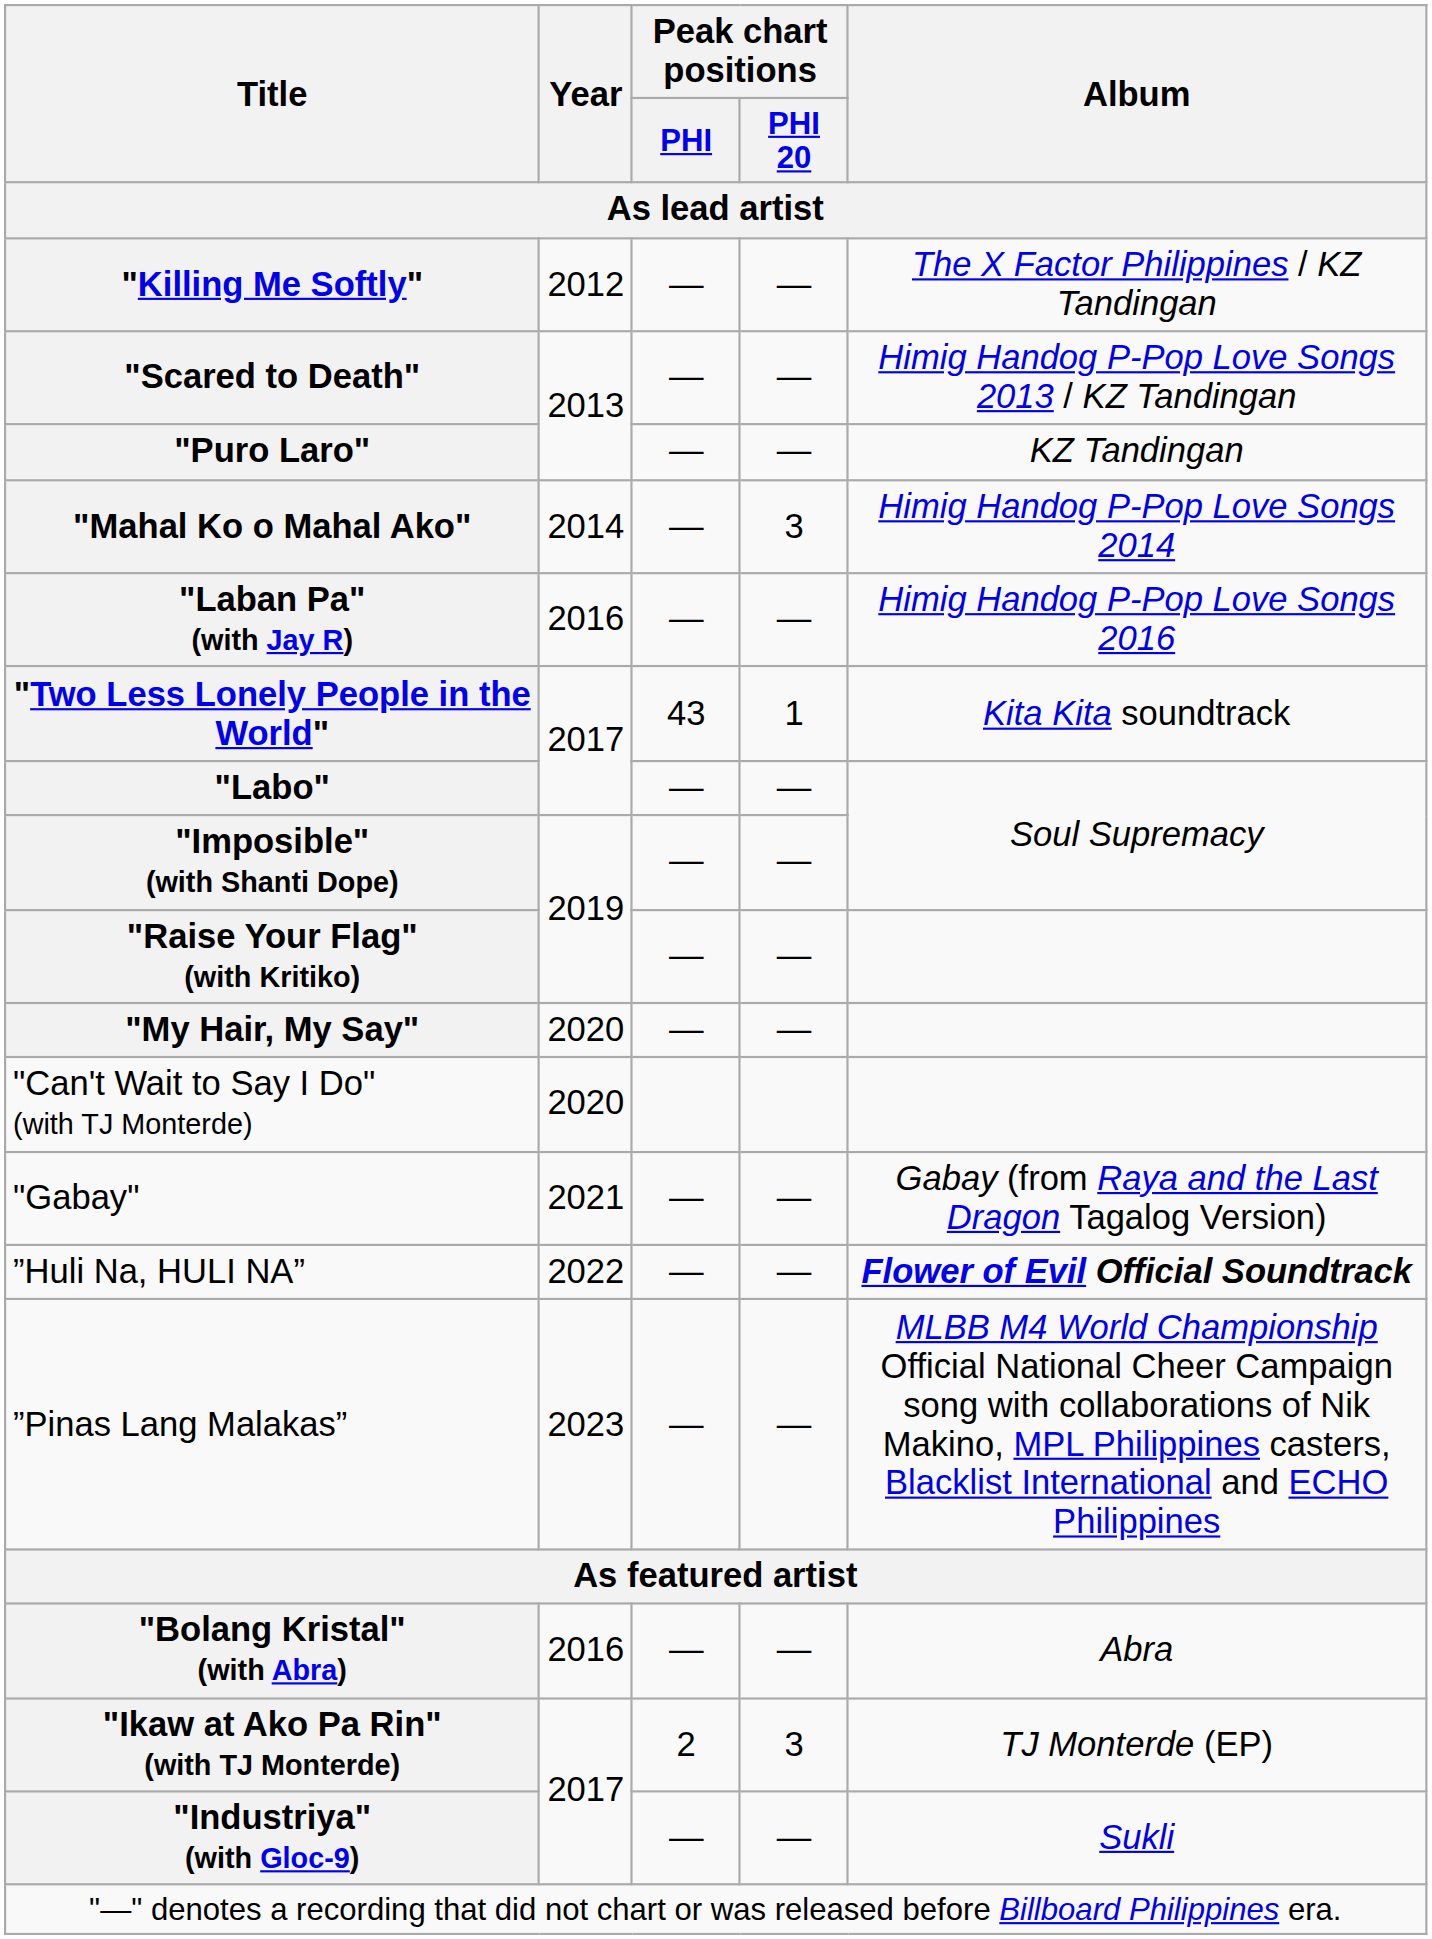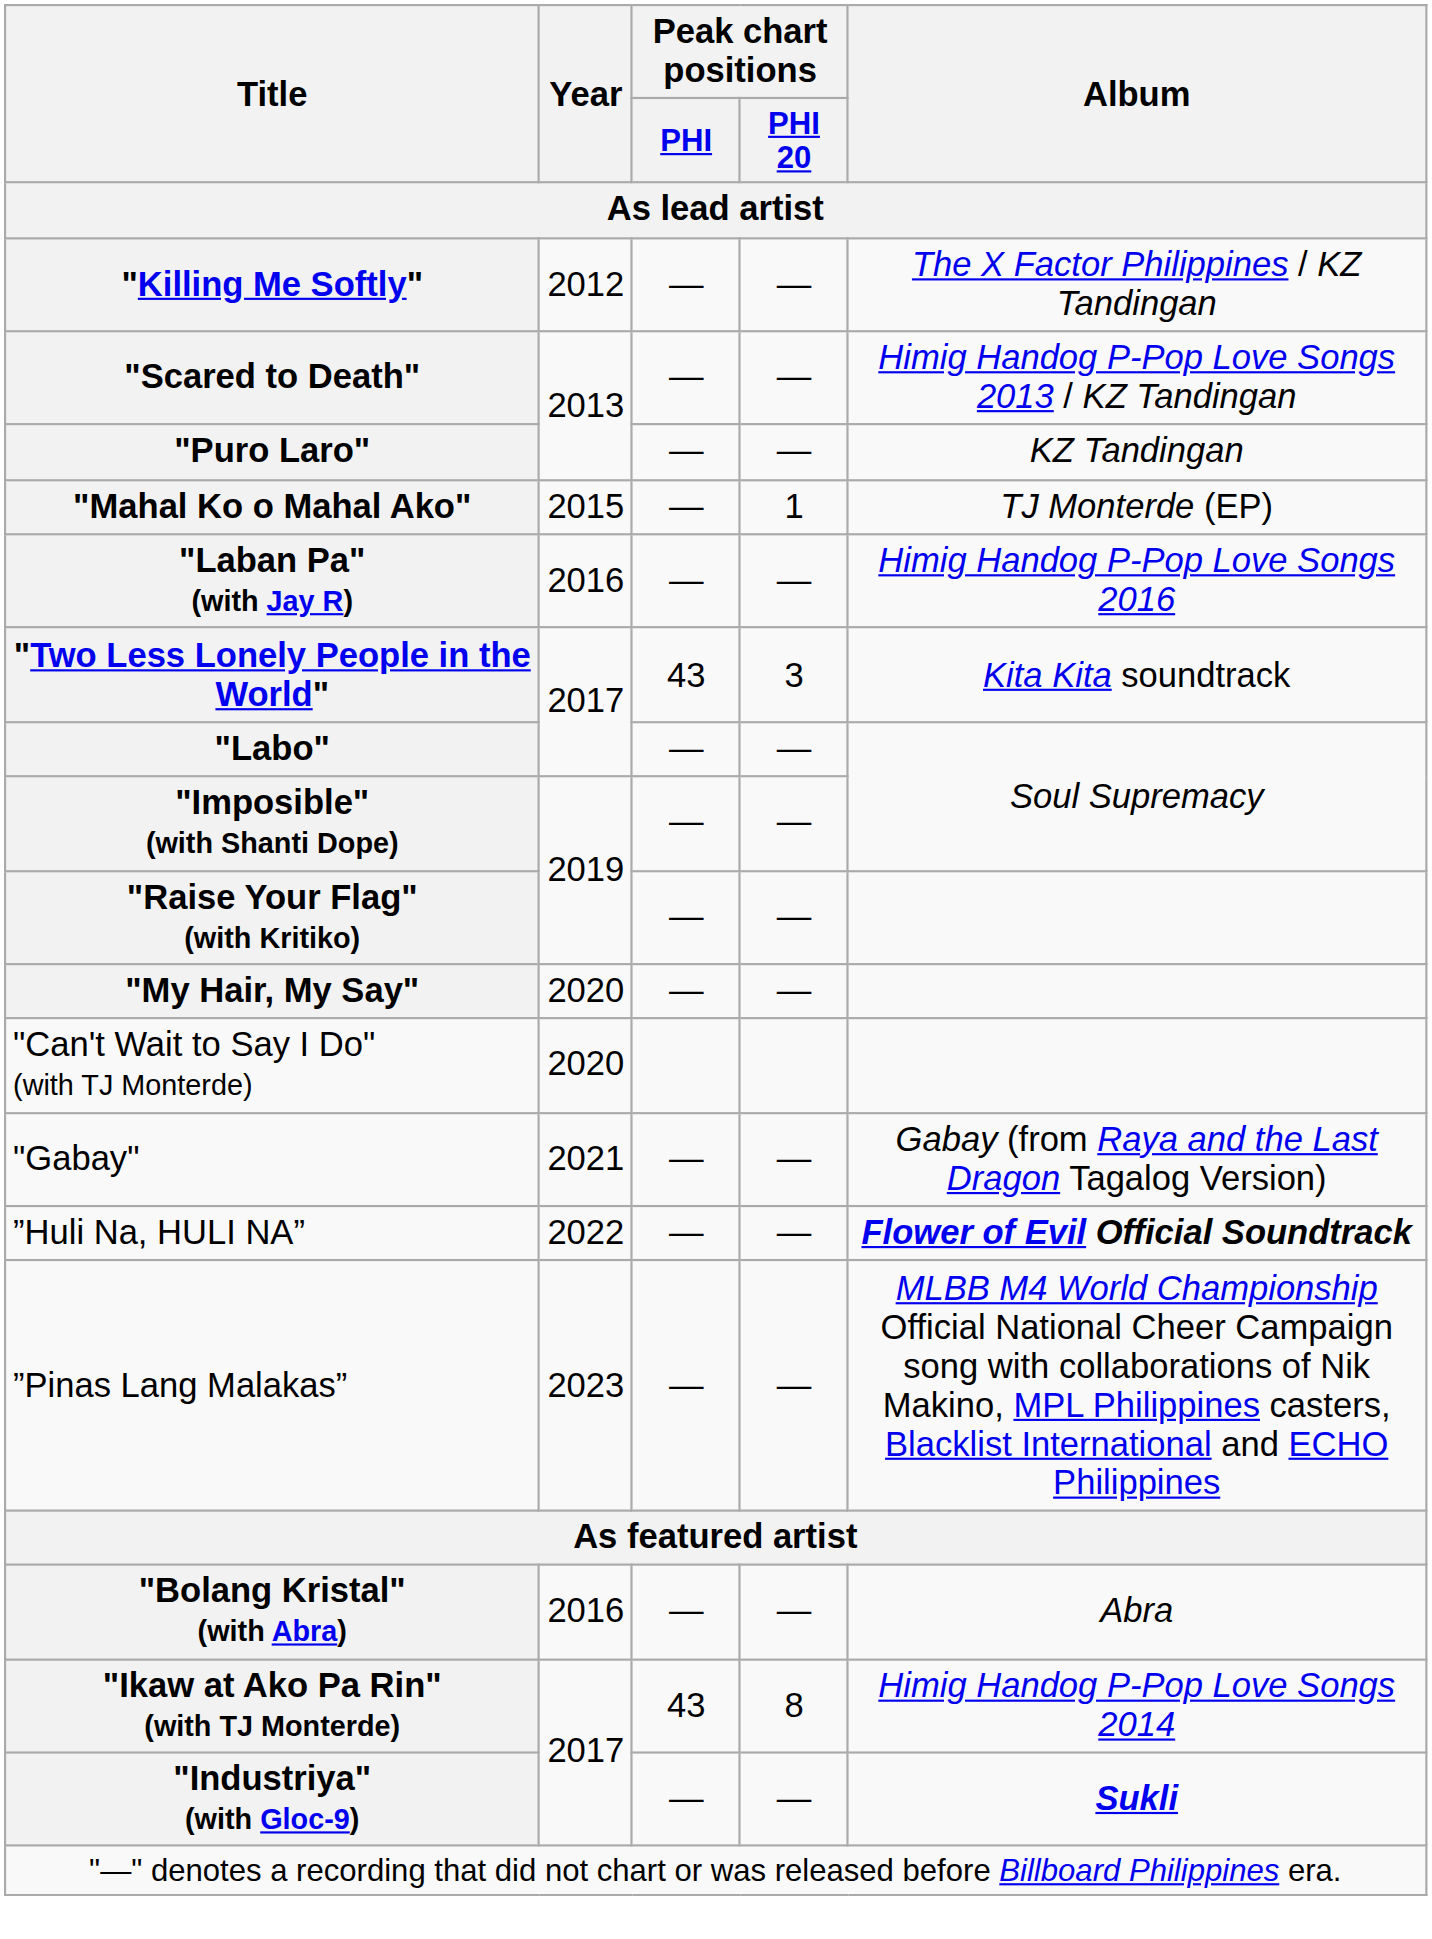(586, 525) 2014 -> (586, 506) 2015
(794, 525) 3 -> (794, 506) 1
(1137, 525) Himig Handog P-Pop Love Songs 2014 -> (1137, 506) TJ Monterde (EP)
(794, 713) 1 -> (794, 674) 3
(686, 1743) 2 -> (686, 1704) 43
(794, 1743) 3 -> (794, 1704) 8
(1137, 1743) TJ Monterde (EP) -> (1137, 1704) Himig Handog P-Pop Love Songs 2014
(1137, 1837) normal -> (1137, 1798) bold
